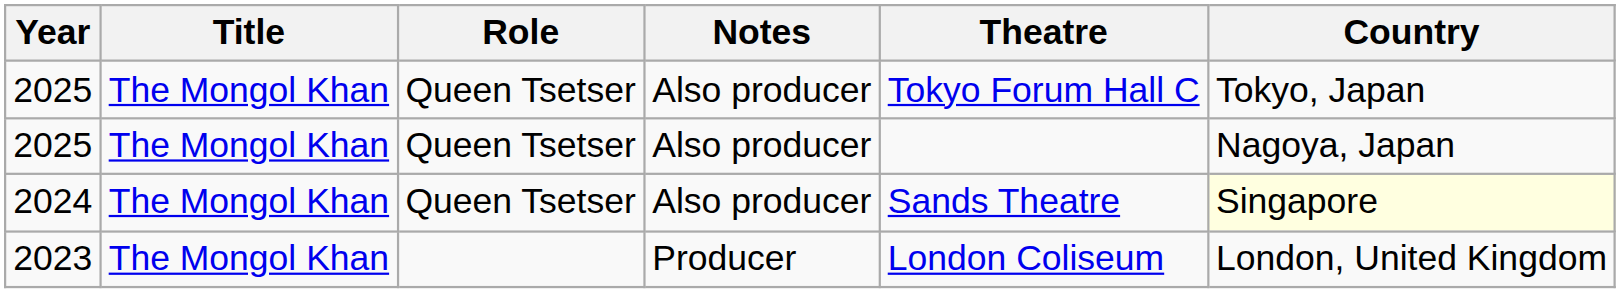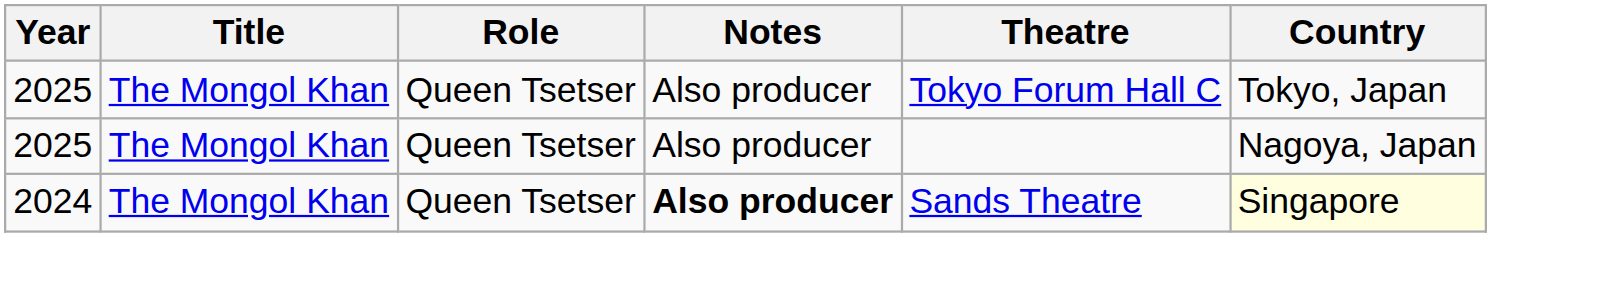(762, 201) normal -> (773, 201) bold
- row: (53, 257)
